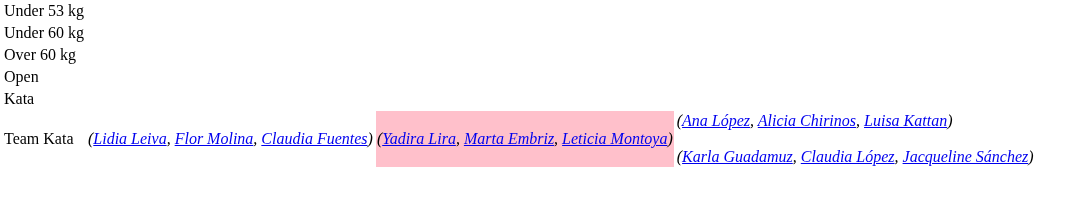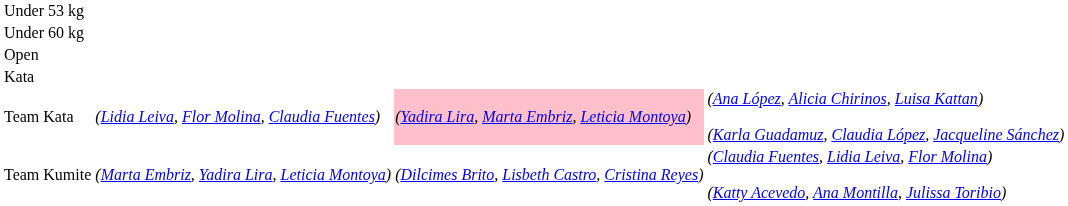- row: (40, 54)
+ row: (48, 174)
